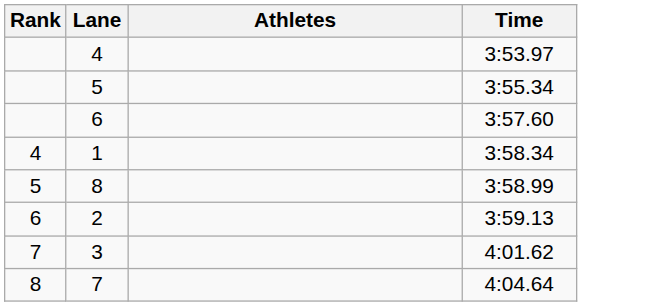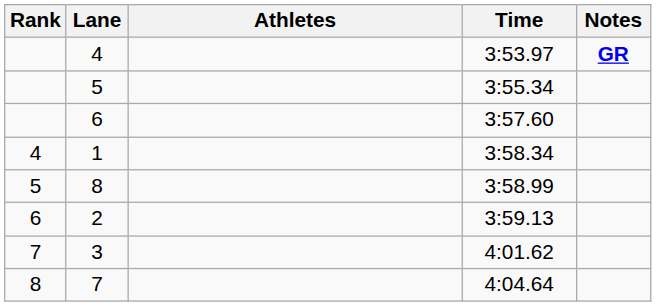+ column: (613, 20)
